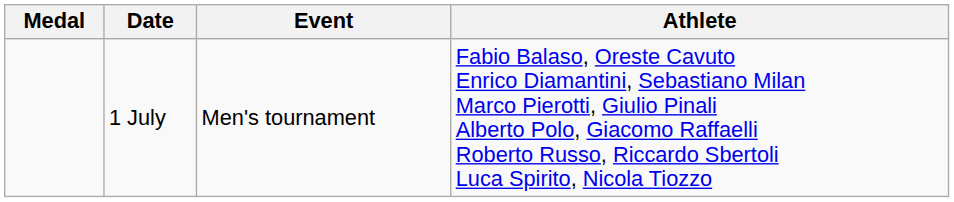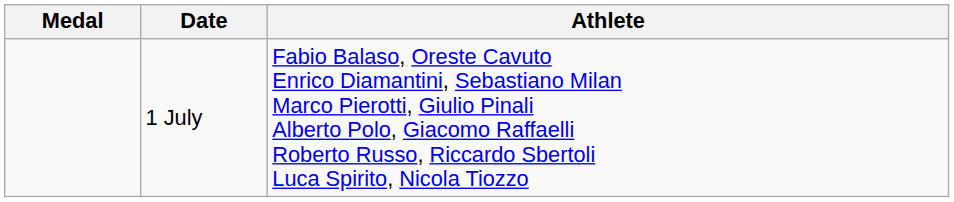- column: (324, 21)
